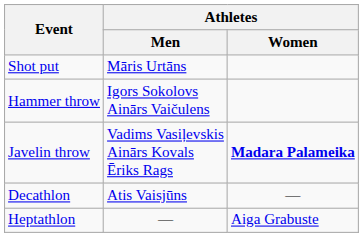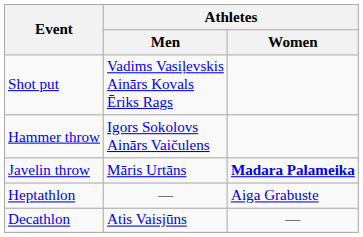(147, 67) Māris Urtāns -> (165, 85) Vadims Vasiļevskis Ainārs Kovals Ēriks Rags
(165, 152) Vadims Vasiļevskis Ainārs Kovals Ēriks Rags -> (147, 170) Māris Urtāns
rows swapped: (42, 220) <-> (39, 195)
